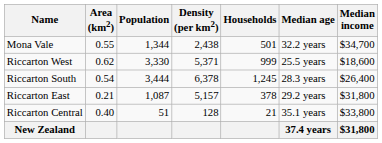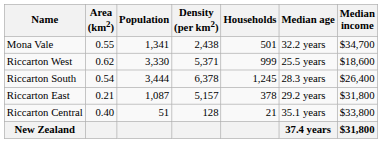(157, 44) 1,344 -> (157, 44) 1,341
